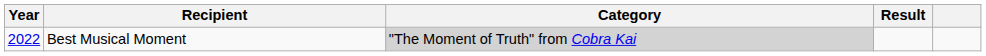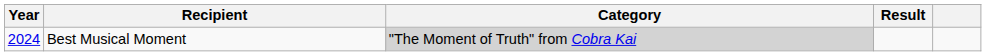(24, 39) 2022 -> (24, 39) 2024
